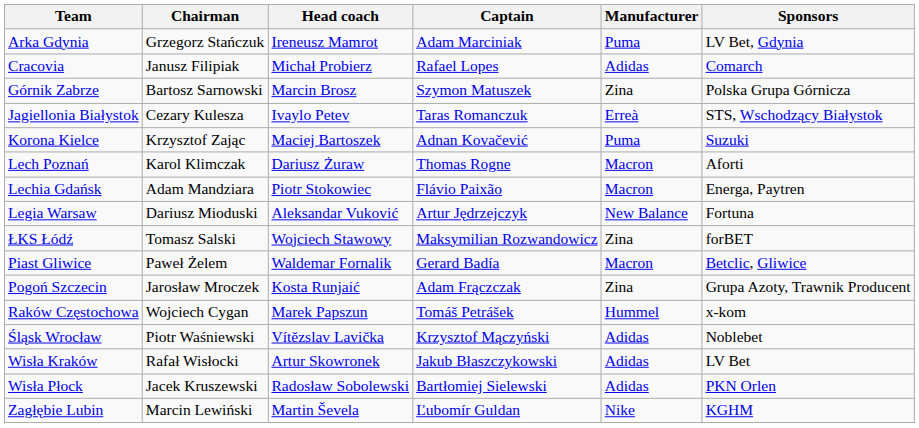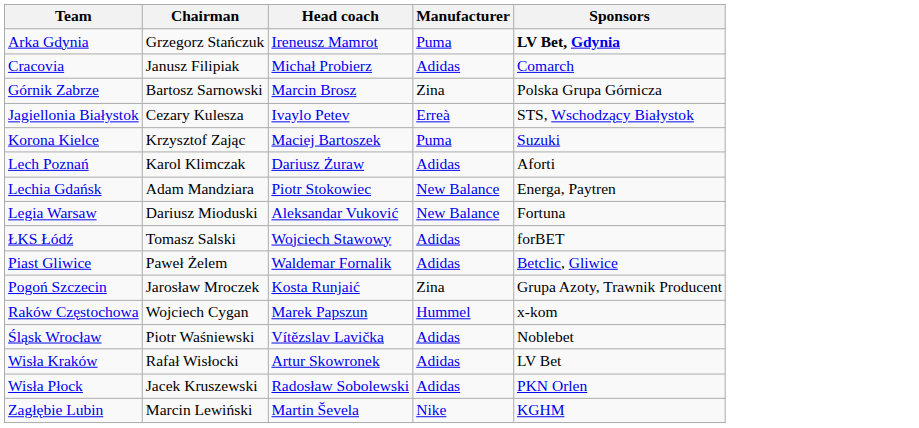- column: (507, 16)
(755, 41) normal -> (569, 41) bold
(629, 164) Macron -> (438, 164) Adidas
(629, 189) Macron -> (458, 189) New Balance
(619, 238) Zina -> (438, 238) Adidas
(629, 262) Macron -> (438, 262) Adidas
